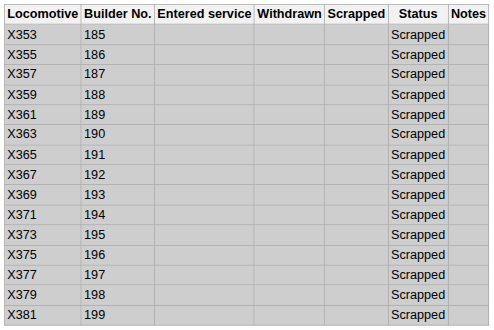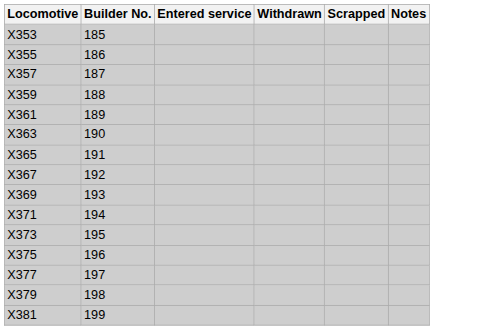- column: (418, 14)
